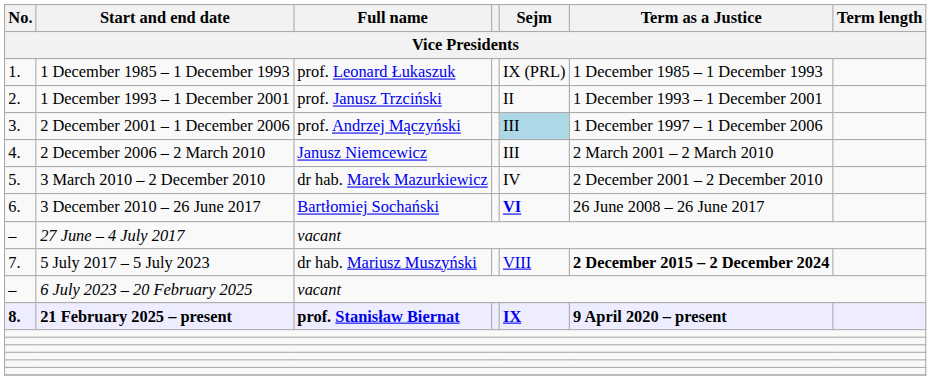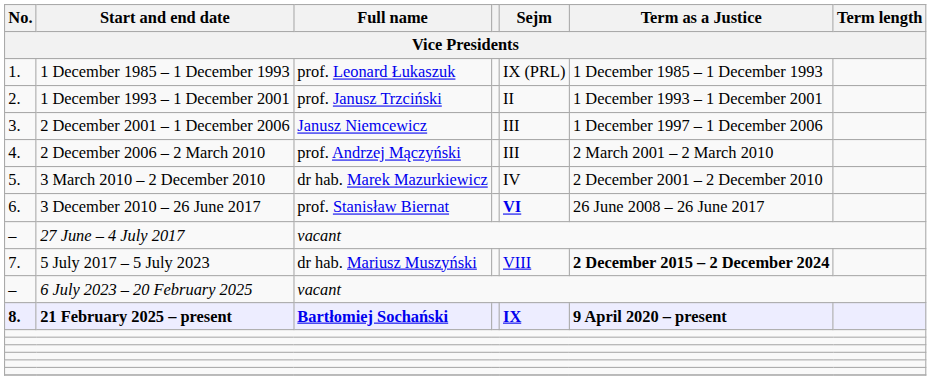(379, 126) prof. Andrzej Mączyński -> (362, 126) Janusz Niemcewicz
(511, 126) lightblue background -> (511, 126) no background
(362, 153) Janusz Niemcewicz -> (379, 153) prof. Andrzej Mączyński
(368, 207) Bartłomiej Sochański -> (373, 207) prof. Stanisław Biernat
(379, 315) prof. Stanisław Biernat -> (373, 315) Bartłomiej Sochański
